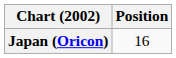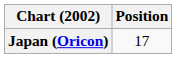(142, 41) 16 -> (142, 41) 17
